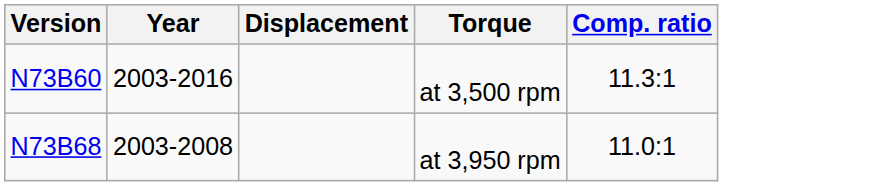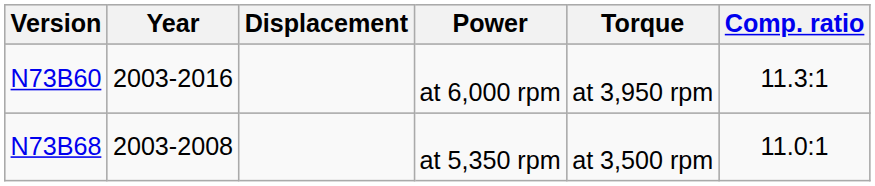+ column: (490, 24)
(490, 92) at 3,500 rpm -> (643, 92) at 3,950 rpm
(490, 160) at 3,950 rpm -> (643, 160) at 3,500 rpm
